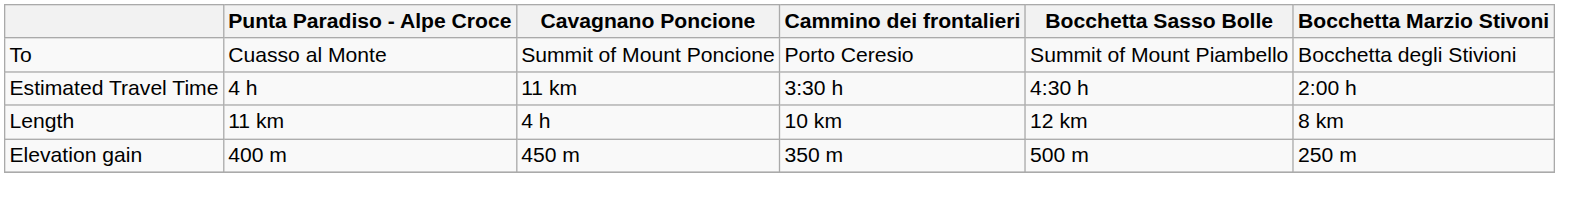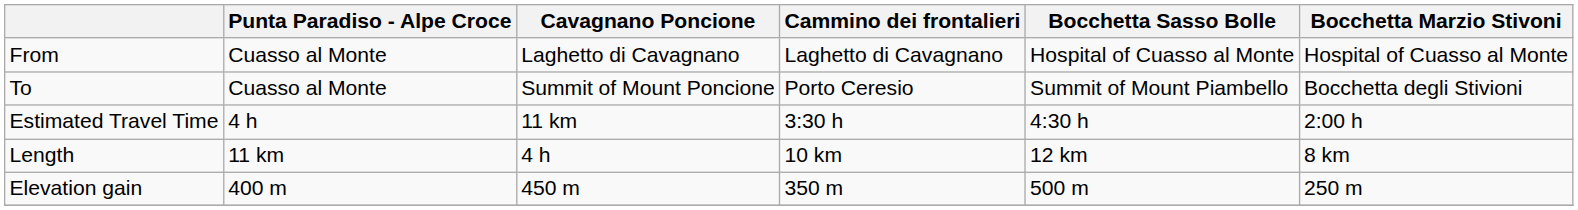+ row: (34, 54)
